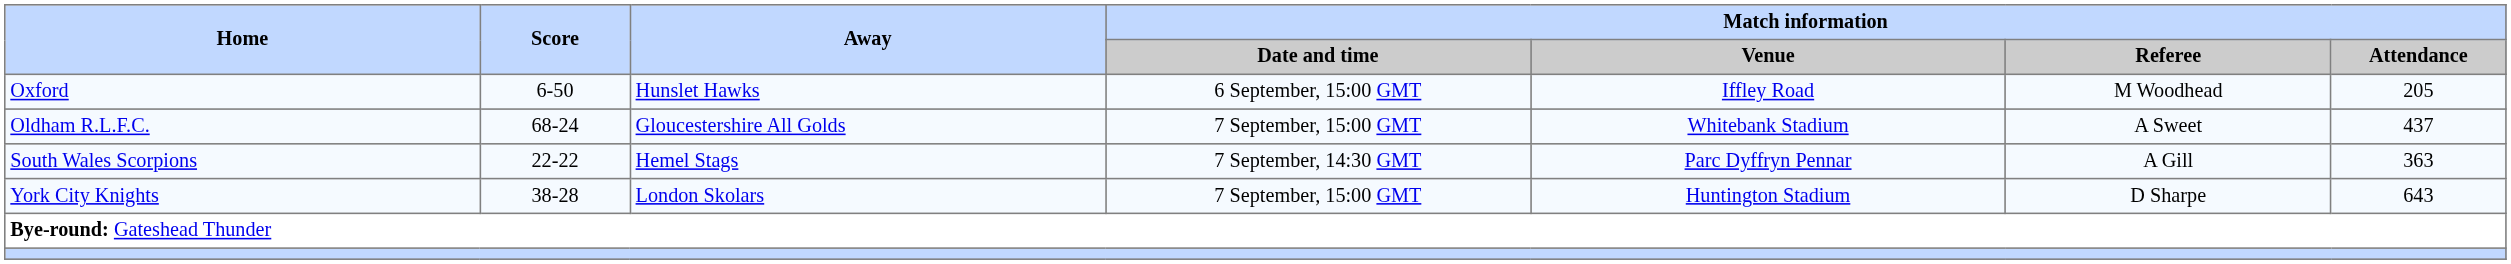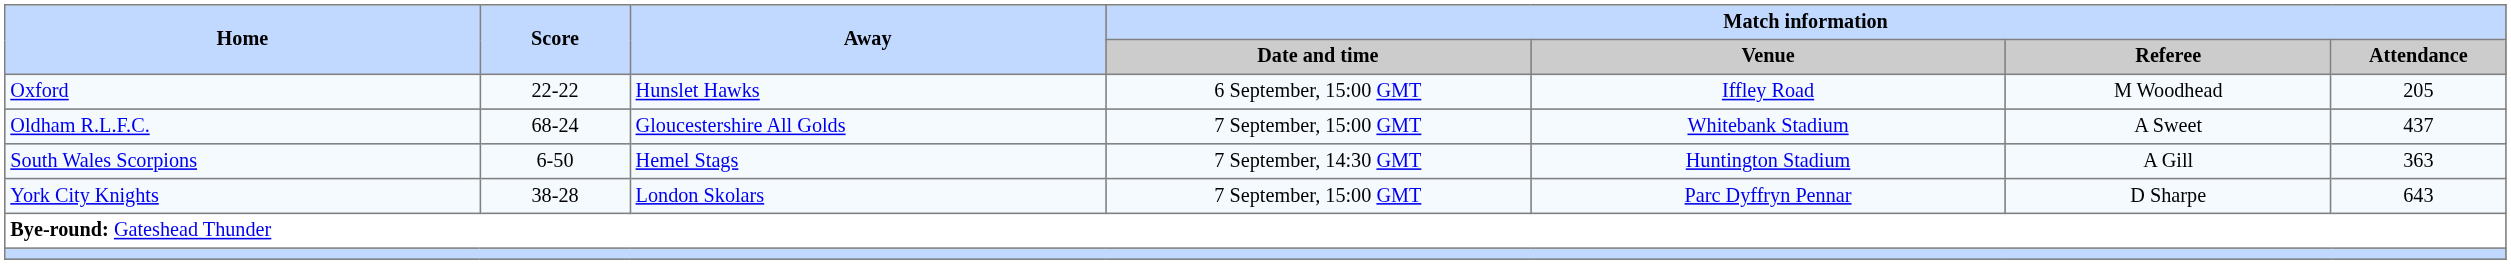(555, 91) 6-50 -> (555, 91) 22-22
(555, 160) 22-22 -> (555, 160) 6-50
(1768, 160) Parc Dyffryn Pennar -> (1768, 160) Huntington Stadium
(1768, 195) Huntington Stadium -> (1768, 195) Parc Dyffryn Pennar
